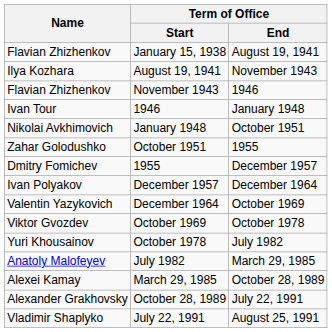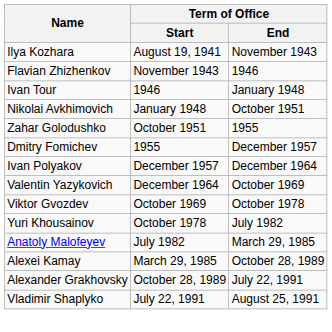- row: (180, 52)
